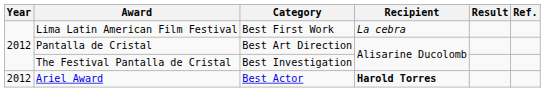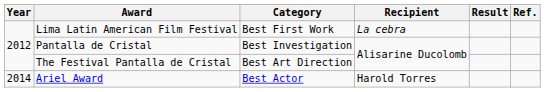(297, 46) Best Art Direction -> (297, 46) Best Investigation
(297, 62) Best Investigation -> (297, 62) Best Art Direction
(19, 79) 2012 -> (19, 79) 2014
(397, 79) bold -> (397, 79) normal
